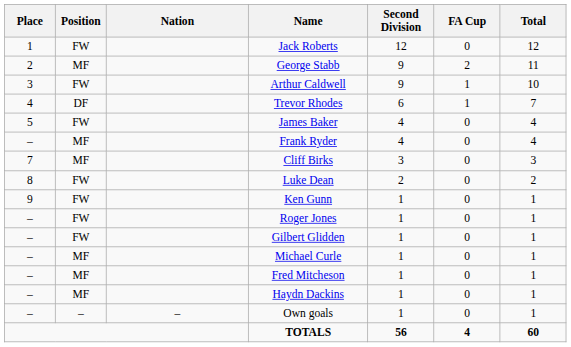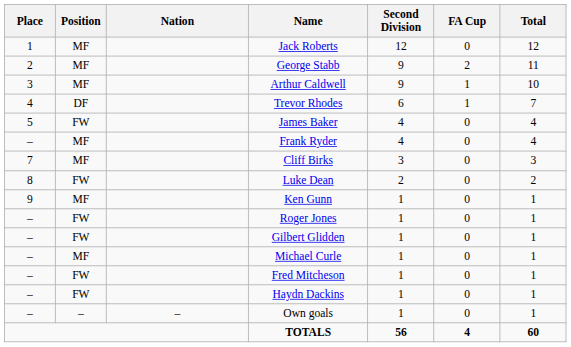(81, 46) FW -> (81, 46) MF
(81, 85) FW -> (81, 85) MF
(81, 199) FW -> (81, 199) MF
(81, 275) MF -> (81, 275) FW
(81, 294) MF -> (81, 294) FW
